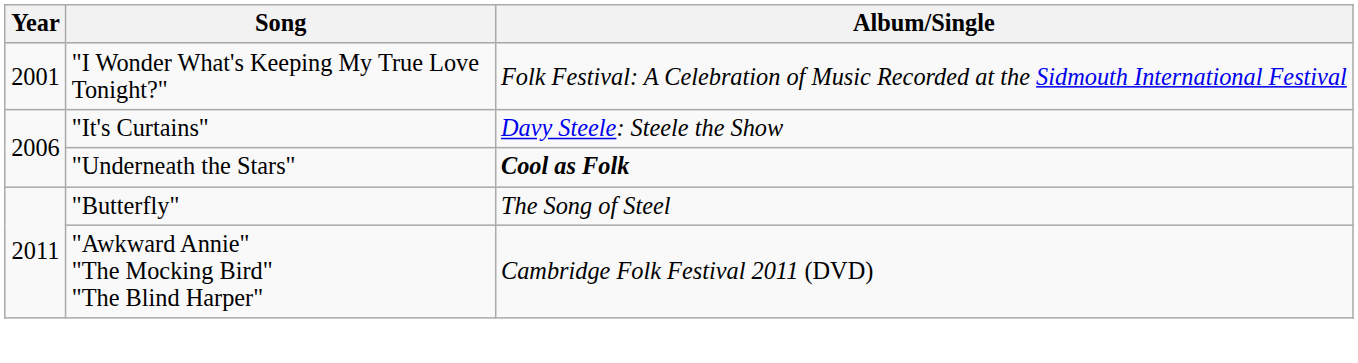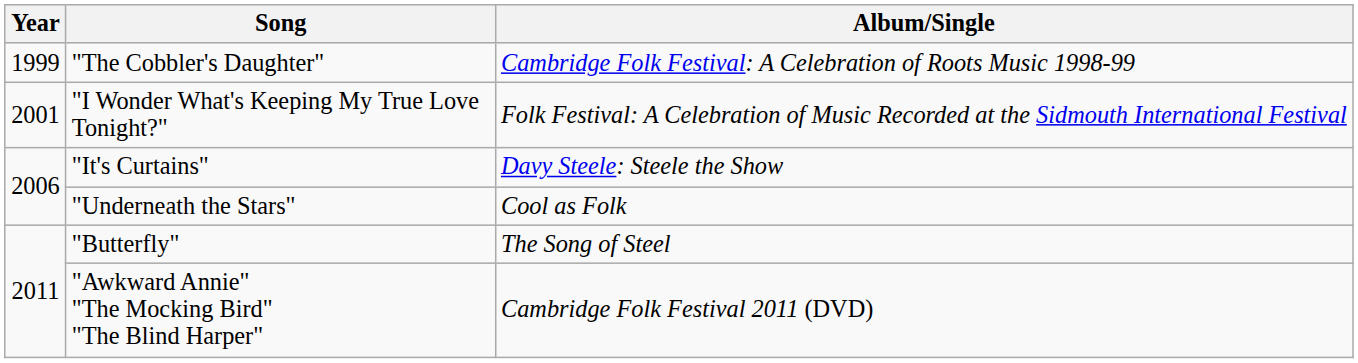+ row: (198, 62)
(565, 166) bold -> (564, 205) normal
